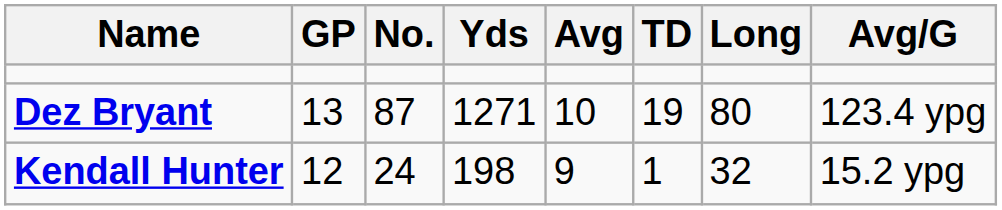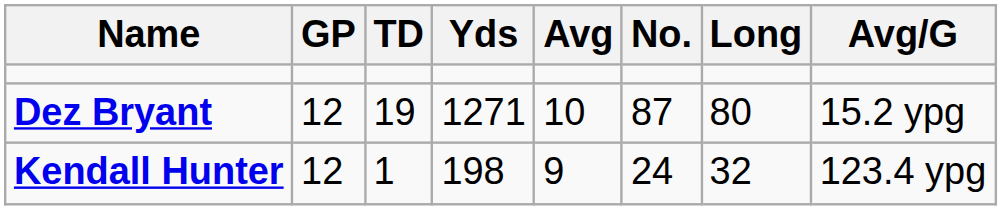columns swapped: (404, 34) <-> (667, 34)
(322, 112) 13 -> (322, 112) 12
(903, 112) 123.4 ypg -> (892, 112) 15.2 ypg
(892, 172) 15.2 ypg -> (903, 172) 123.4 ypg
